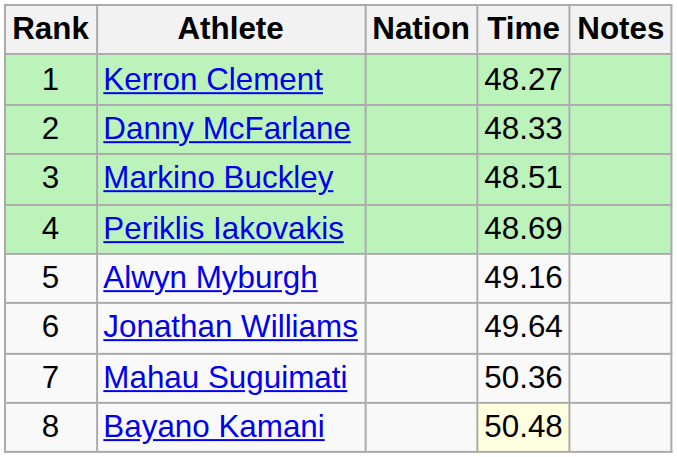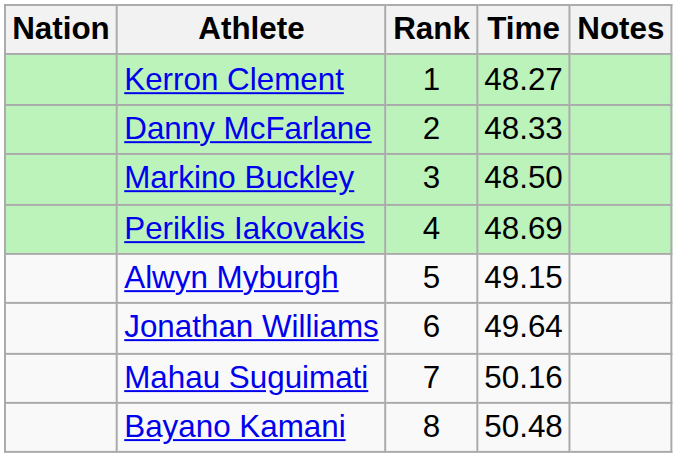columns swapped: (51, 29) <-> (421, 29)
(524, 178) 48.51 -> (524, 178) 48.50
(524, 278) 49.16 -> (524, 278) 49.15
(524, 377) 50.36 -> (524, 377) 50.16
(524, 427) lightyellow background -> (524, 427) no background
